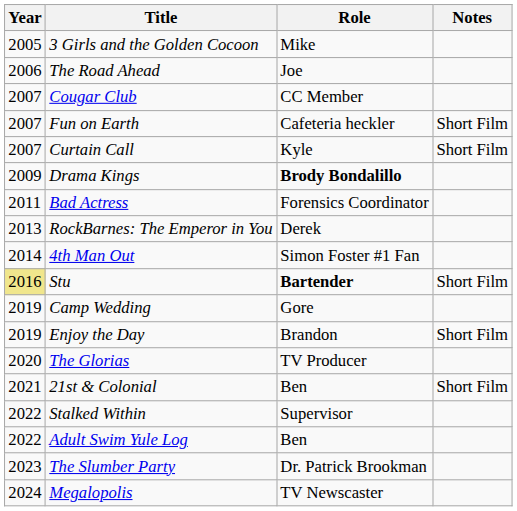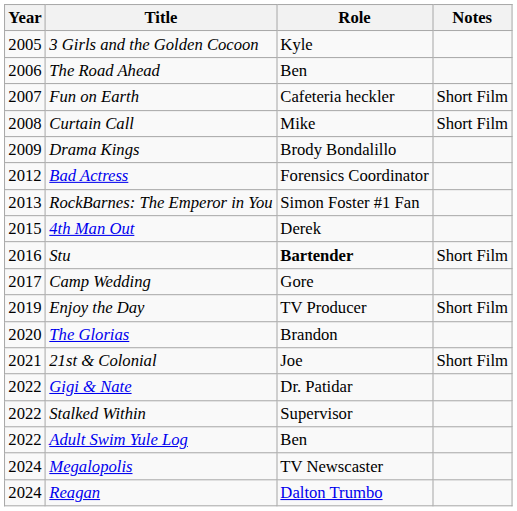(298, 44) Mike -> (297, 44) Kyle
(291, 70) Joe -> (294, 70) Ben
- row: (93, 96)
(25, 149) 2007 -> (25, 123) 2008
(297, 149) Kyle -> (298, 123) Mike
(341, 176) bold -> (338, 149) normal
(25, 202) 2011 -> (25, 176) 2012
(301, 228) Derek -> (350, 202) Simon Foster #1 Fan
(25, 255) 2014 -> (25, 228) 2015
(350, 255) Simon Foster #1 Fan -> (301, 228) Derek
(25, 281) khaki background -> (25, 255) no background
(25, 307) 2019 -> (25, 281) 2017
(309, 334) Brandon -> (323, 307) TV Producer
(323, 360) TV Producer -> (309, 334) Brandon
(294, 387) Ben -> (291, 360) Joe
+ row: (90, 387)
- row: (112, 466)
+ row: (75, 492)
